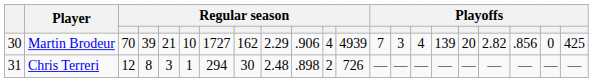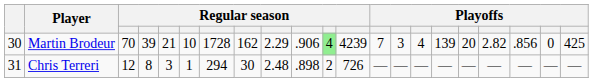(217, 44) 1727 -> (217, 44) 1728
(329, 44) no background -> (329, 44) lightgreen background
(353, 44) 4939 -> (353, 44) 4239
